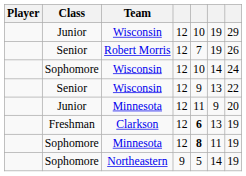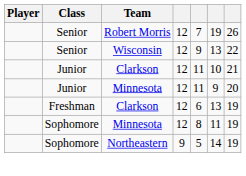- row: (72, 32)
- row: (72, 69)
+ row: (72, 69)
(199, 124) bold -> (199, 106) normal
(199, 143) bold -> (199, 124) normal
